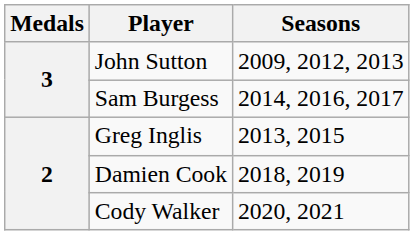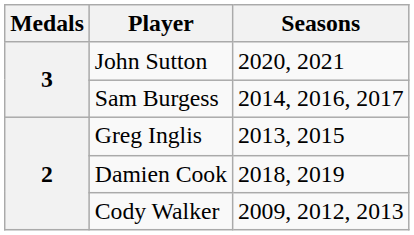(321, 60) 2009, 2012, 2013 -> (291, 60) 2020, 2021
(291, 211) 2020, 2021 -> (321, 211) 2009, 2012, 2013
